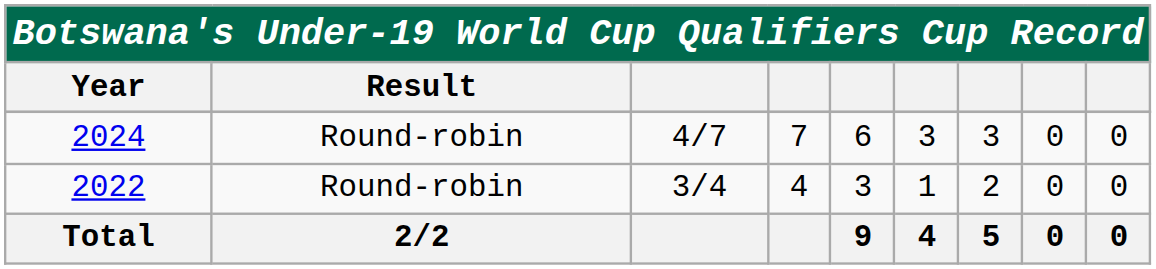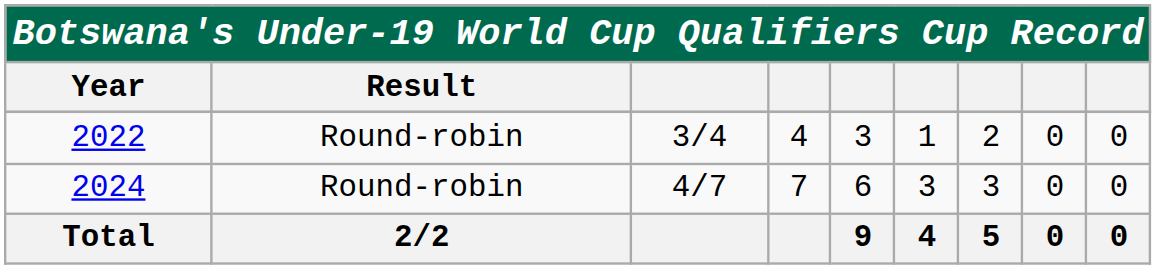rows swapped: (108, 188) <-> (108, 138)
